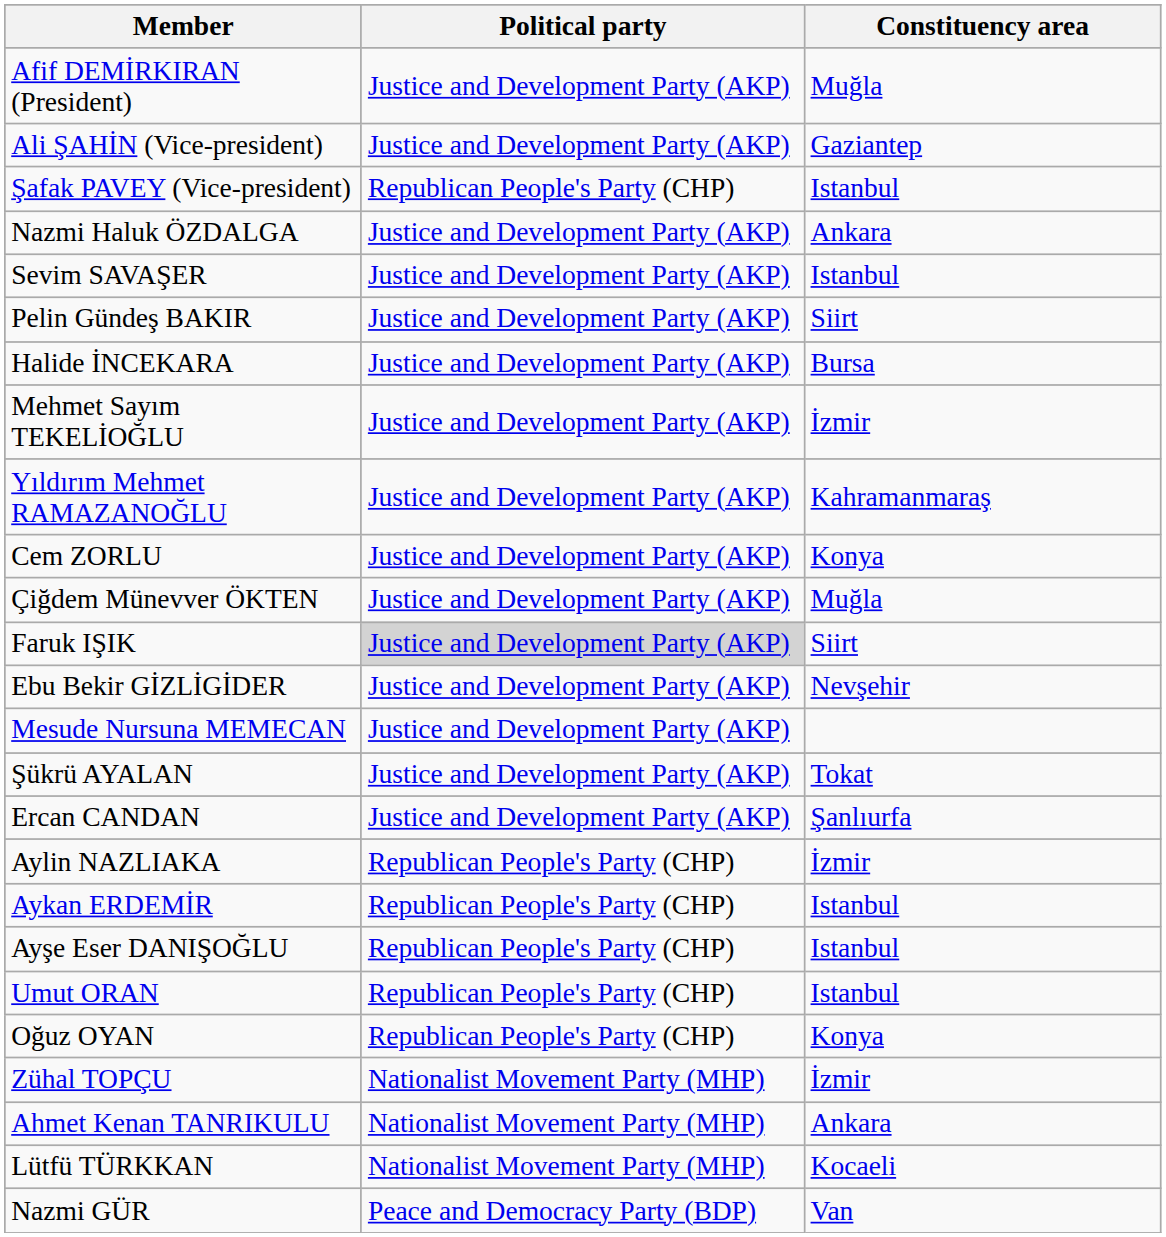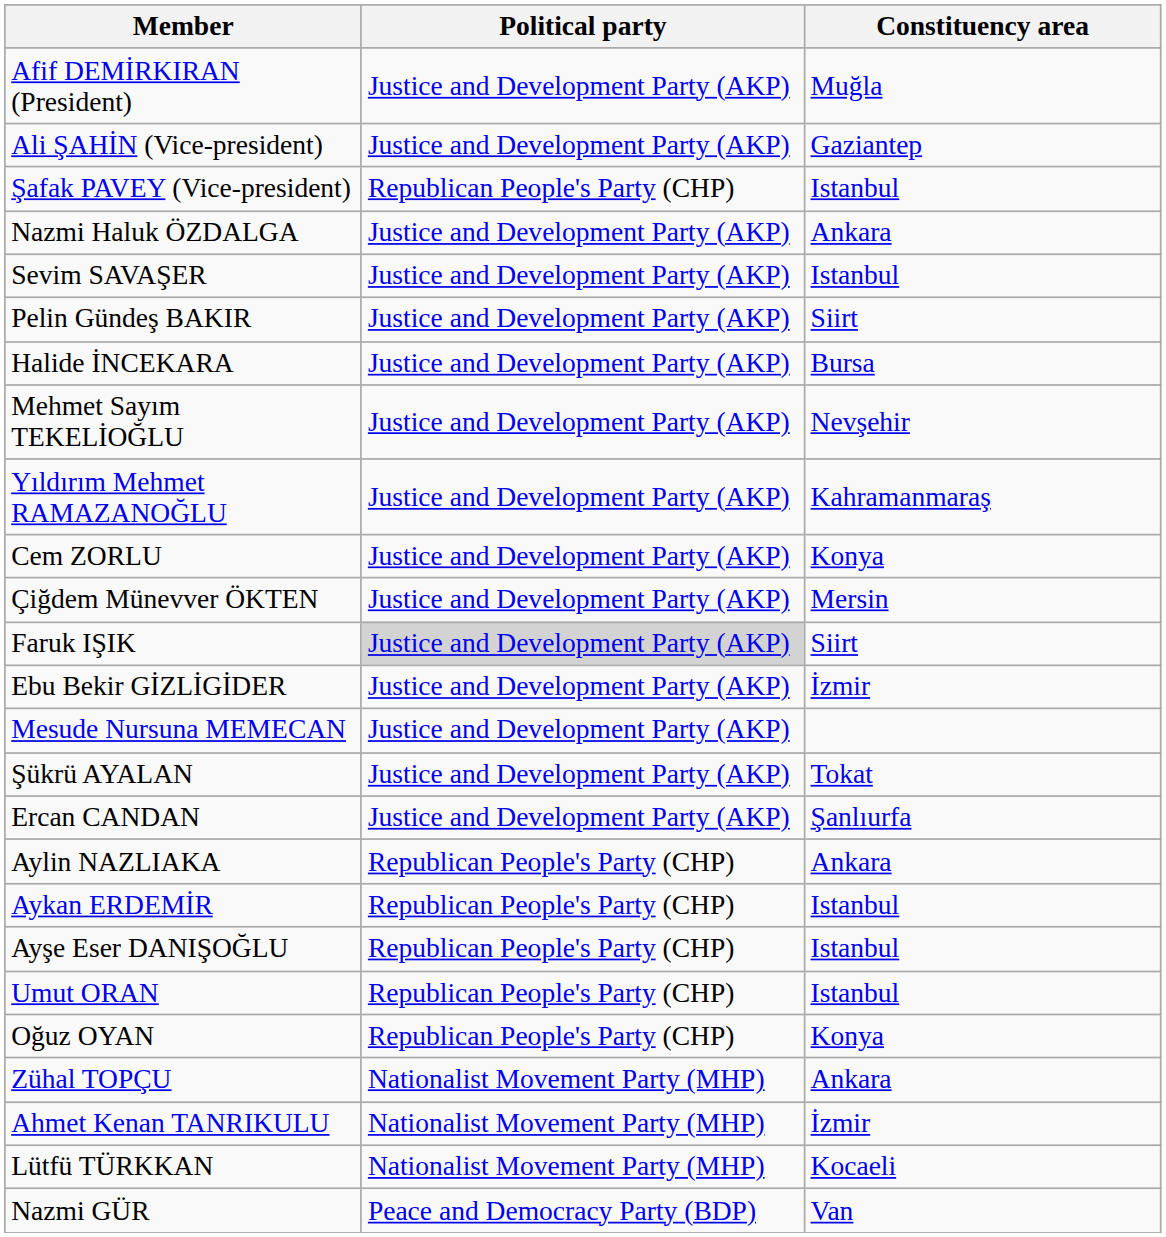(840, 421) İzmir -> (860, 421) Nevşehir
(847, 599) Muğla -> (850, 599) Mersin
(860, 686) Nevşehir -> (840, 686) İzmir
(840, 861) İzmir -> (851, 861) Ankara
(840, 1079) İzmir -> (851, 1079) Ankara
(851, 1123) Ankara -> (840, 1123) İzmir
